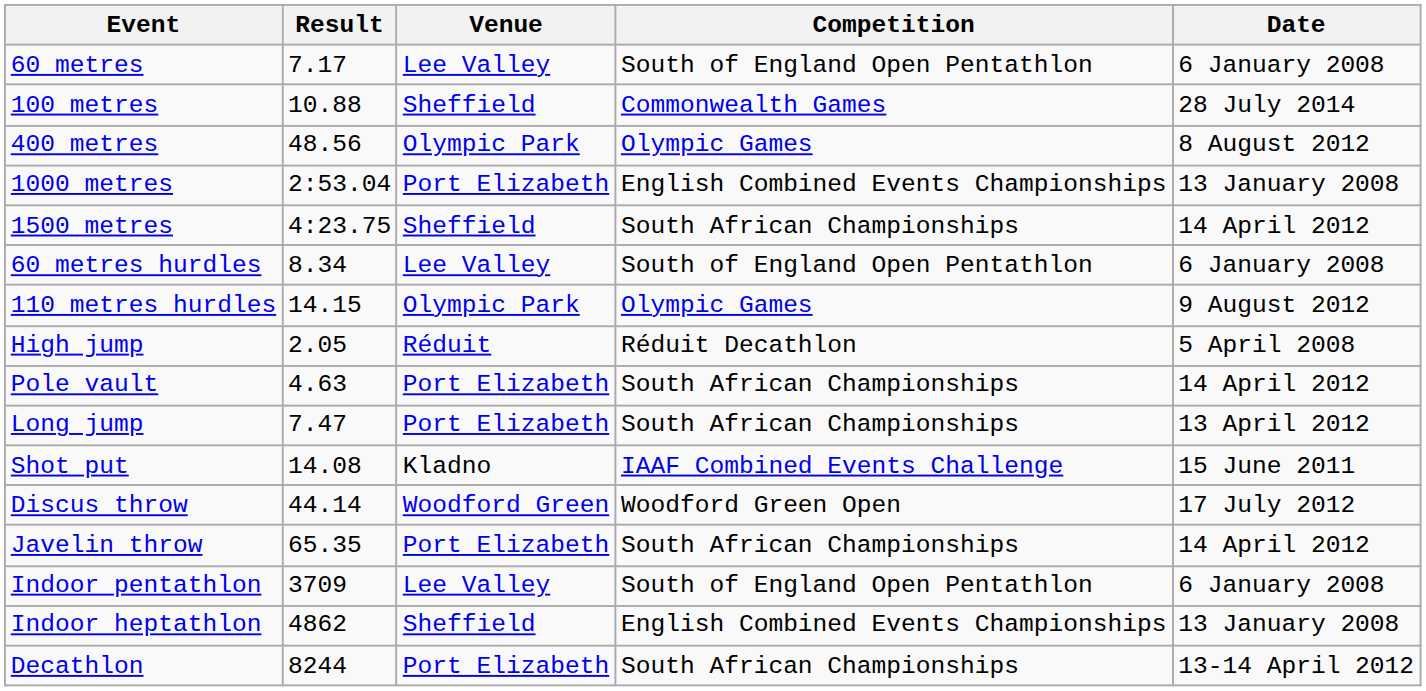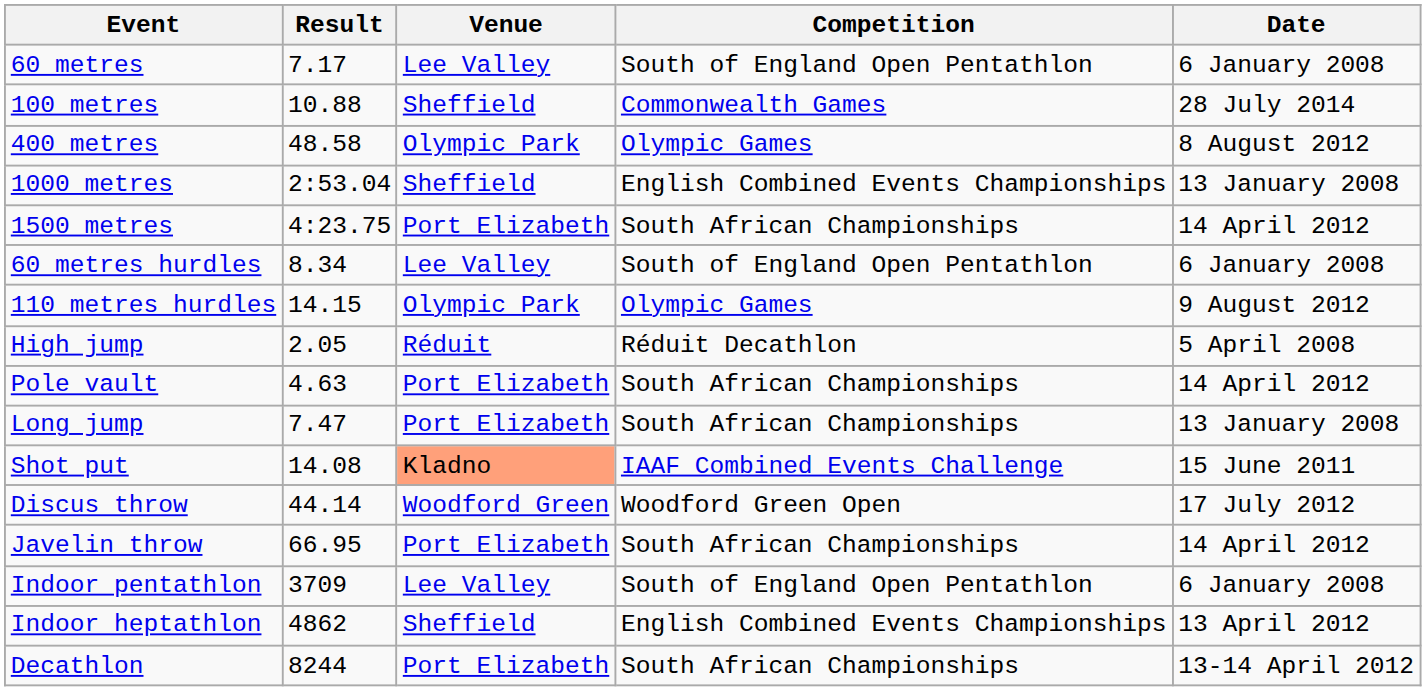(325, 145) 48.56 -> (325, 145) 48.58
(506, 185) Port Elizabeth -> (469, 185) Sheffield
(469, 225) Sheffield -> (506, 225) Port Elizabeth
(1274, 425) 13 April 2012 -> (1289, 425) 13 January 2008
(447, 465) no background -> (447, 465) lightsalmon background
(325, 546) 65.35 -> (325, 546) 66.95
(1289, 626) 13 January 2008 -> (1274, 626) 13 April 2012
